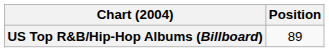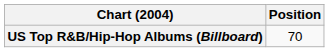(295, 36) 89 -> (295, 36) 70
